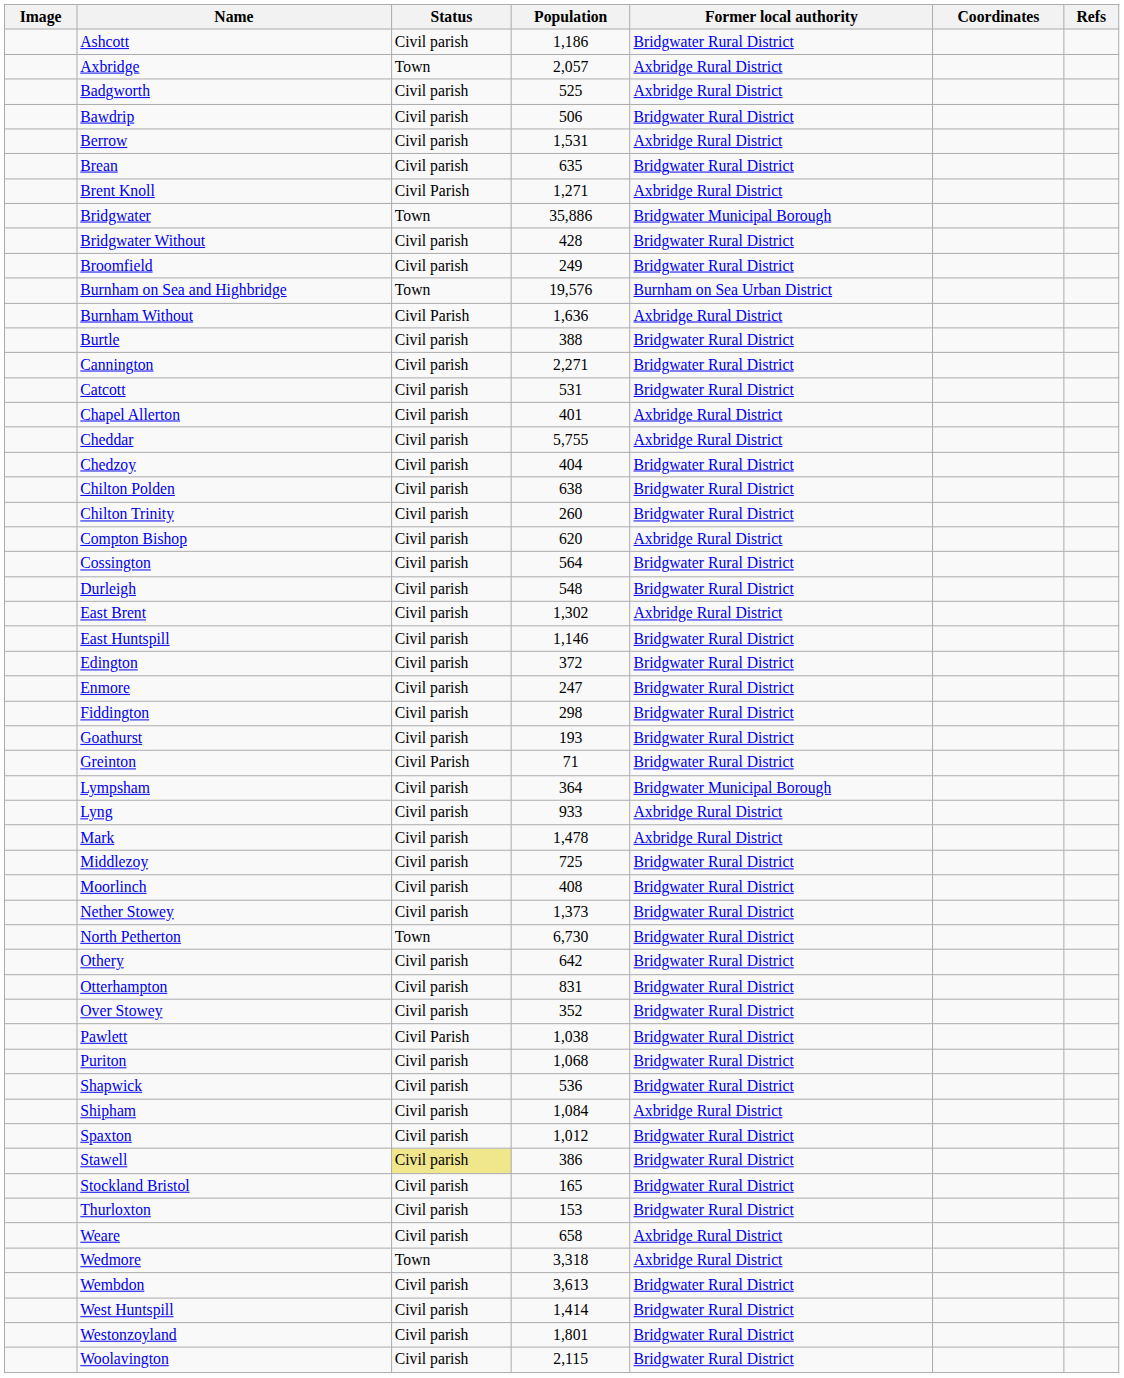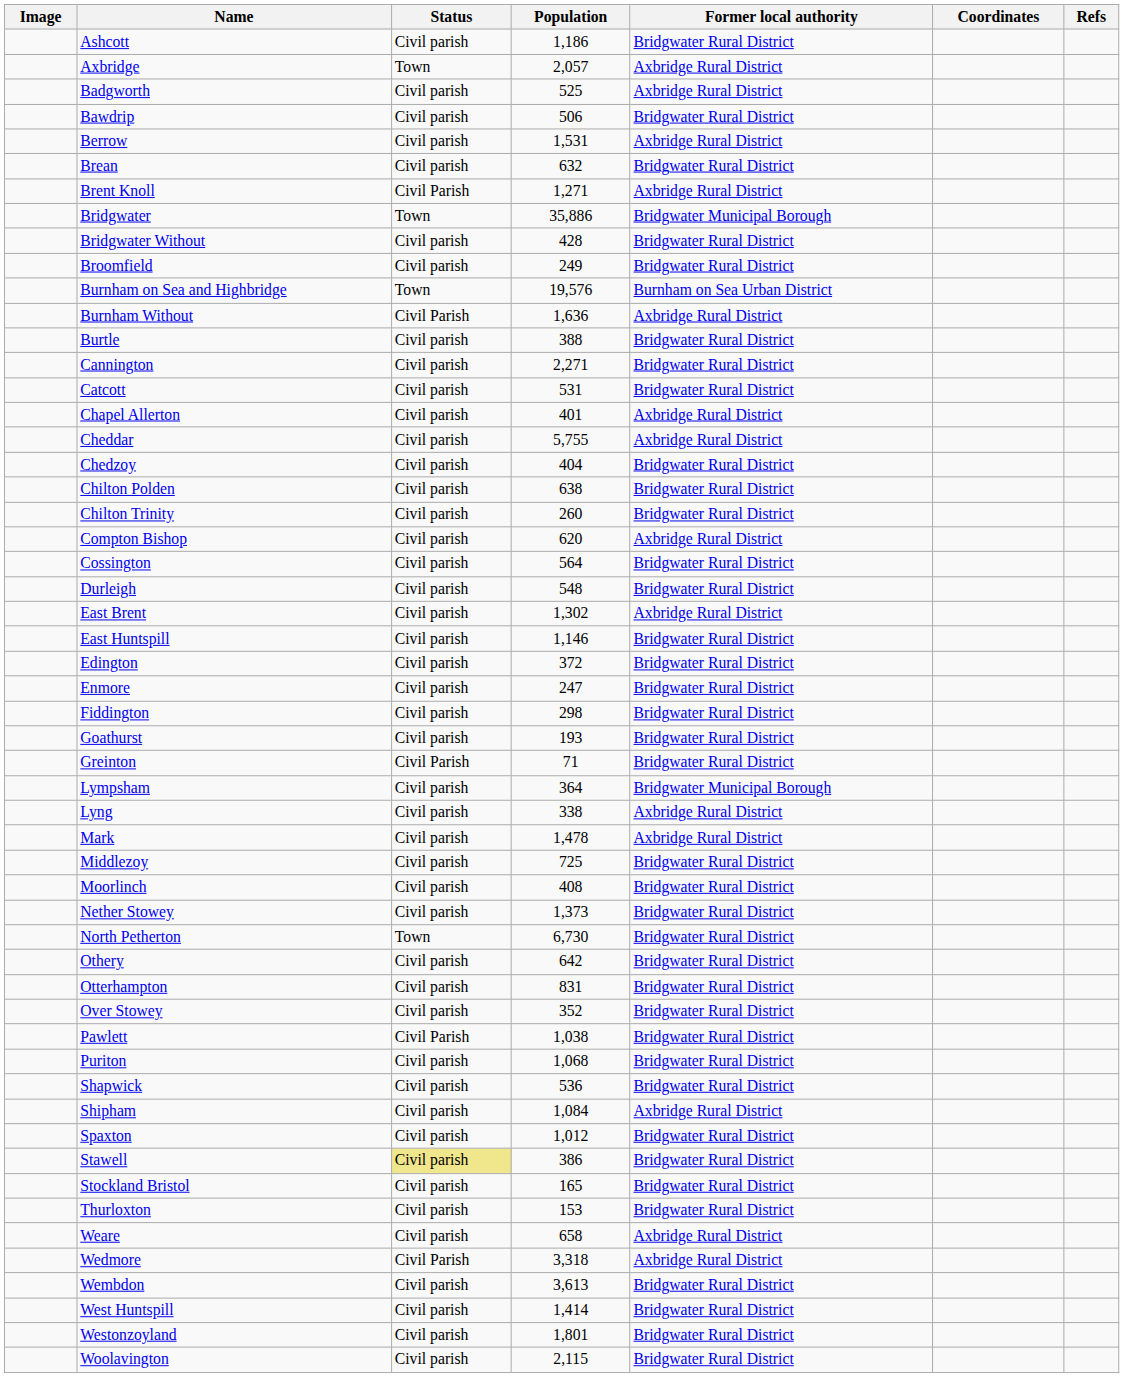(571, 166) 635 -> (571, 166) 632
(571, 812) 933 -> (571, 812) 338
(413, 1260) Town -> (432, 1260) Civil Parish
